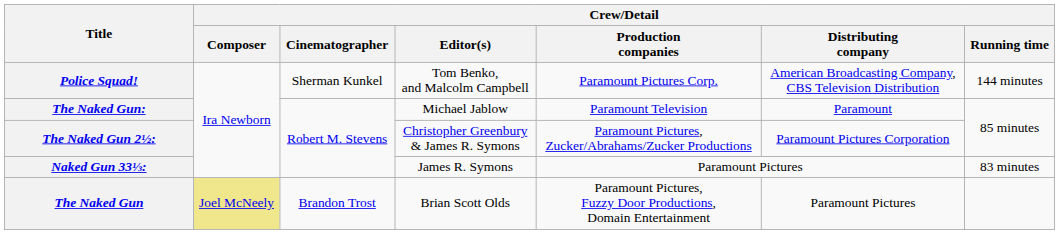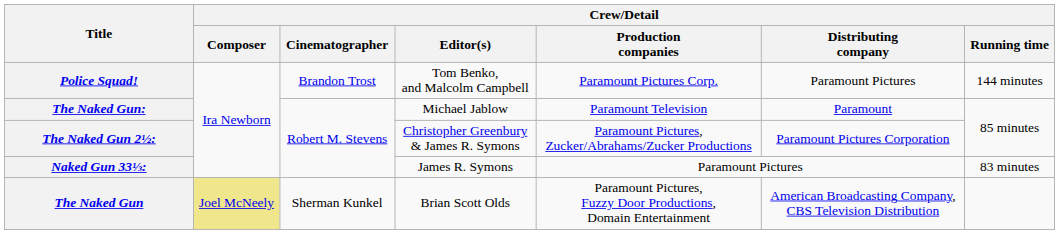(337, 80) Sherman Kunkel -> (337, 80) Brandon Trost
(863, 80) American Broadcasting Company, CBS Television Distribution -> (863, 80) Paramount Pictures
(337, 203) Brandon Trost -> (337, 203) Sherman Kunkel
(863, 203) Paramount Pictures -> (863, 203) American Broadcasting Company, CBS Television Distribution
